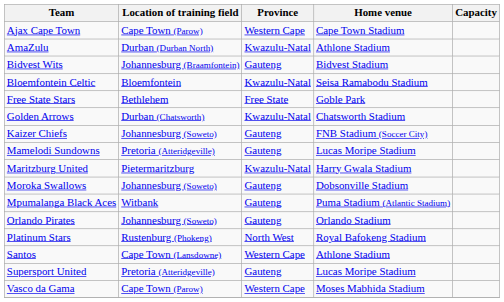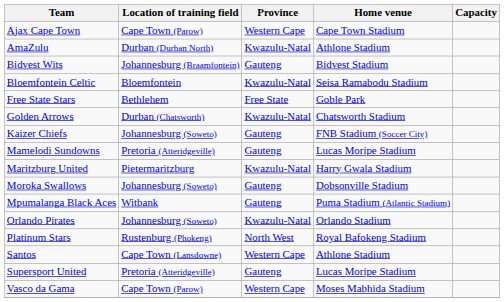(263, 220) Gauteng -> (278, 220) Kwazulu-Natal
